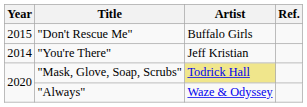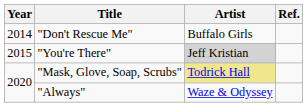(20, 33) 2015 -> (20, 33) 2014
(20, 53) 2014 -> (20, 53) 2015
(218, 53) no background -> (218, 53) lightgrey background
